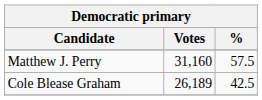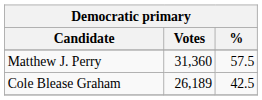(193, 61) 31,160 -> (193, 61) 31,360
